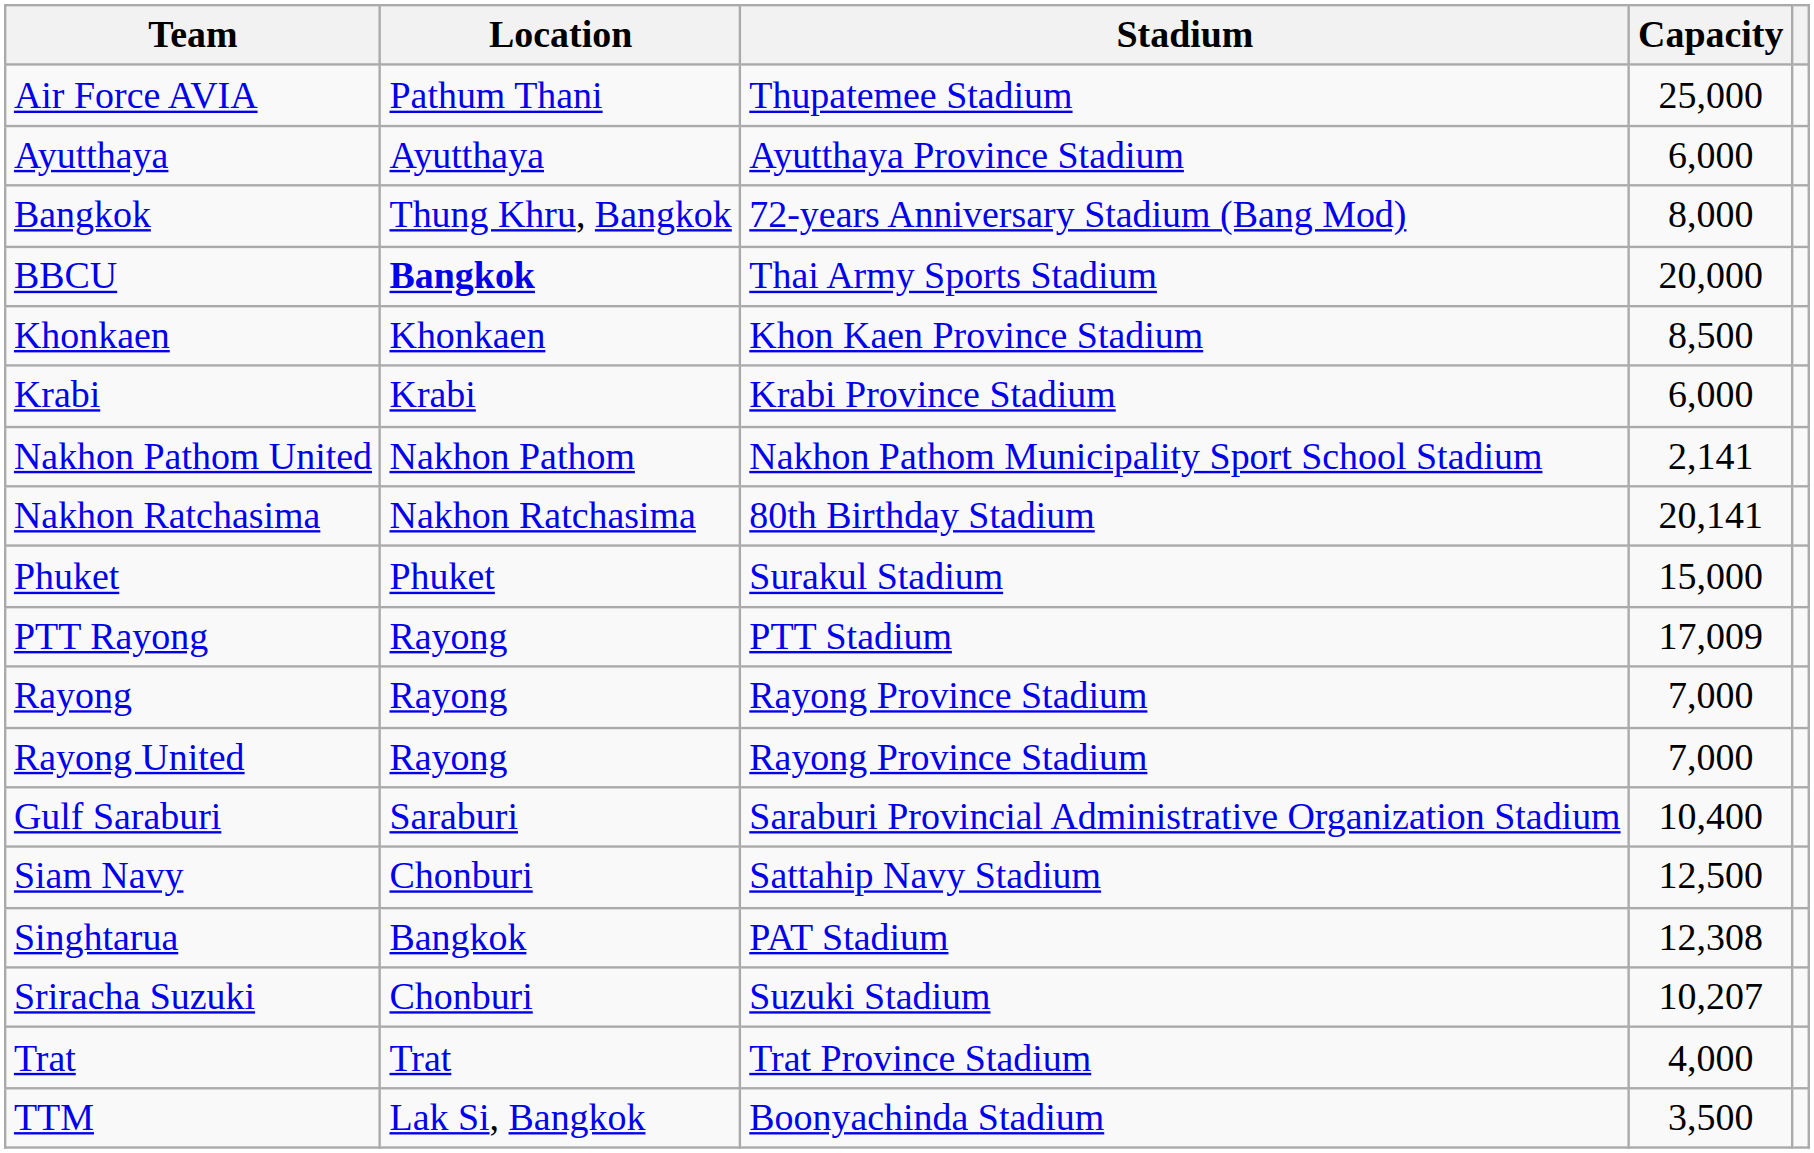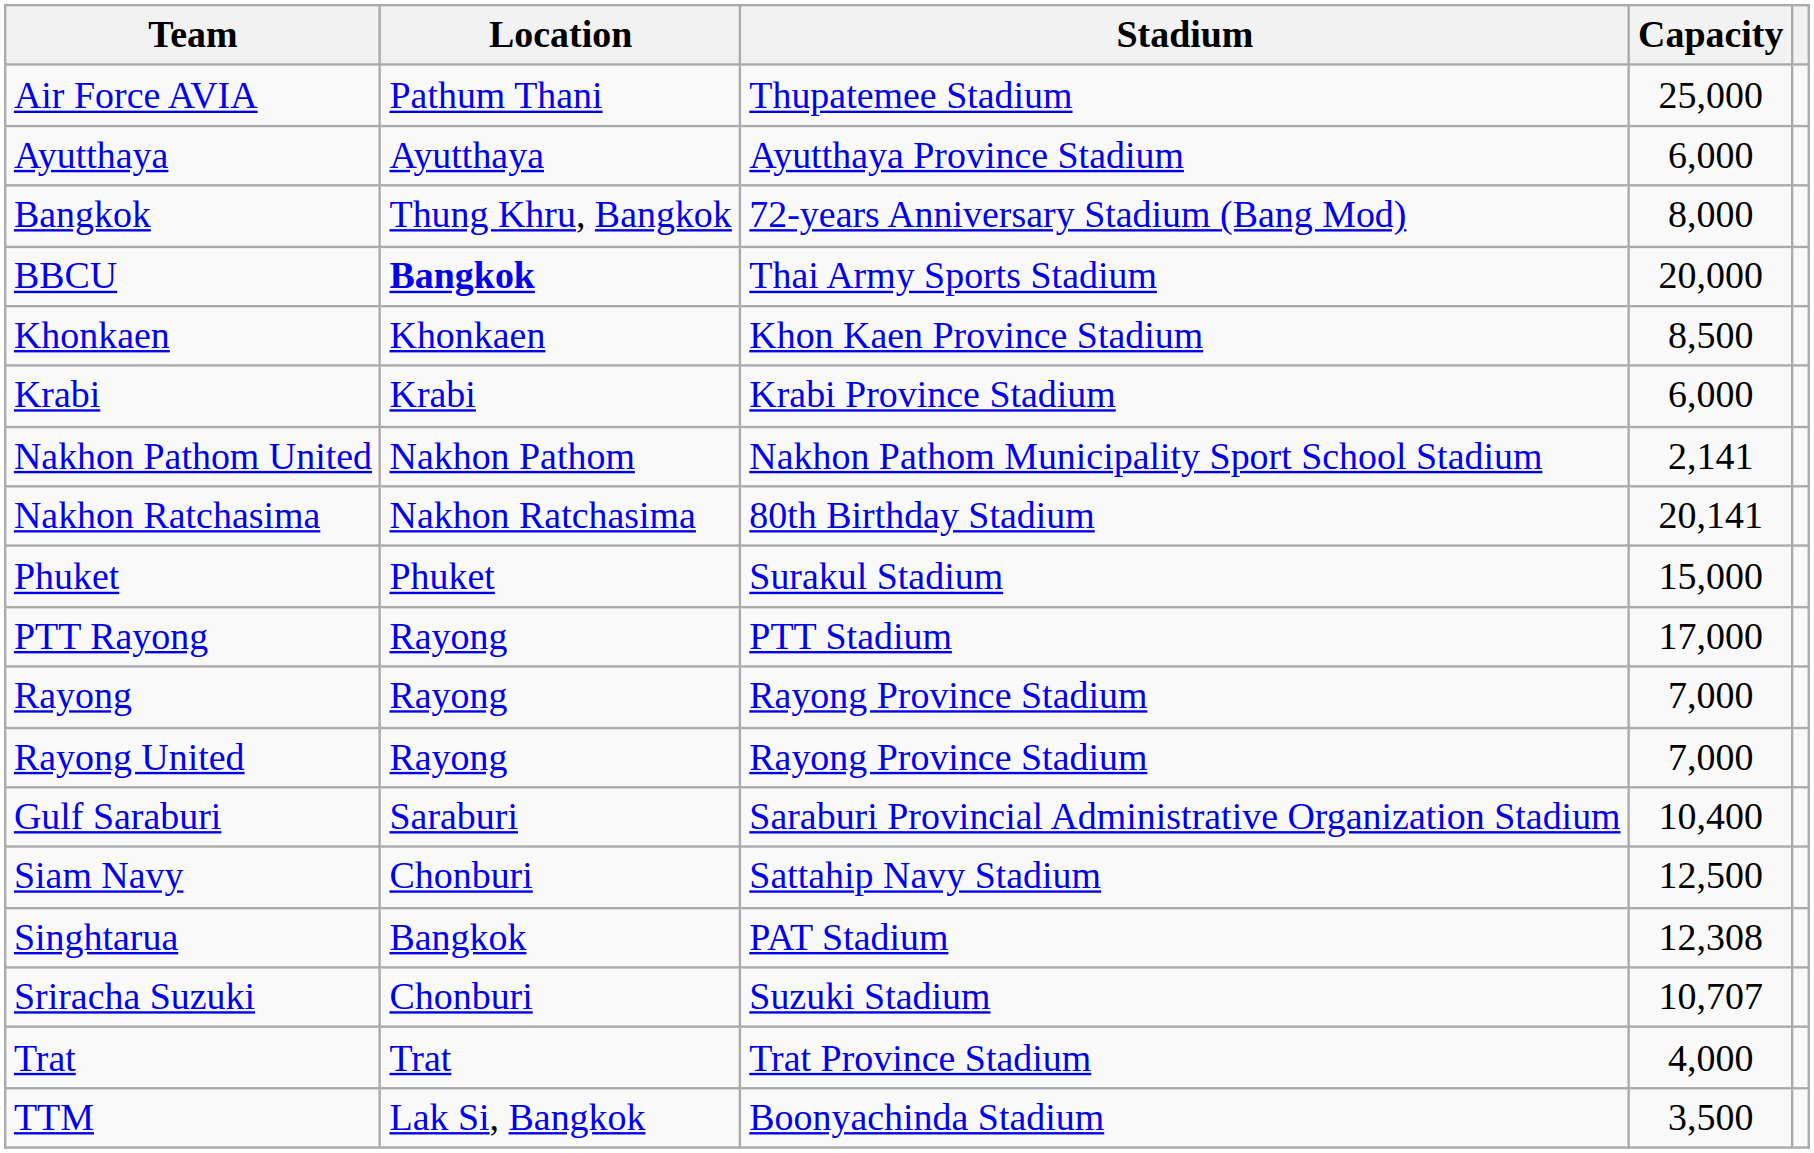(1711, 635) 17,009 -> (1711, 635) 17,000
(1711, 996) 10,207 -> (1711, 996) 10,707
